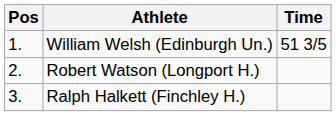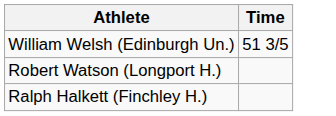- column: (24, 17)
